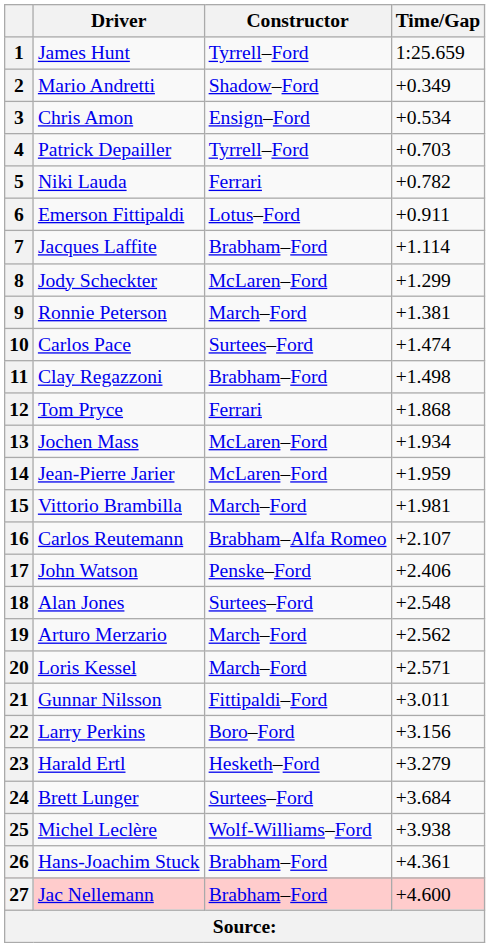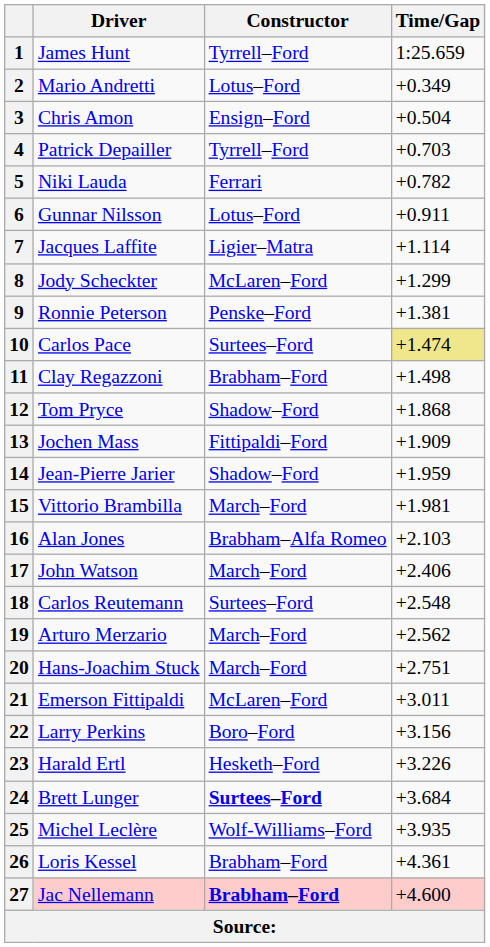(264, 85) Shadow–Ford -> (254, 85) Lotus–Ford
(423, 117) +0.534 -> (423, 117) +0.504
(111, 214) Emerson Fittipaldi -> (100, 214) Gunnar Nilsson
(268, 247) Brabham–Ford -> (261, 247) Ligier–Matra
(258, 311) March–Ford -> (260, 311) Penske–Ford
(423, 344) no background -> (423, 344) khaki background
(235, 408) Ferrari -> (264, 408) Shadow–Ford
(268, 441) McLaren–Ford -> (268, 441) Fittipaldi–Ford
(423, 441) +1.934 -> (423, 441) +1.909
(268, 473) McLaren–Ford -> (264, 473) Shadow–Ford
(111, 538) Carlos Reutemann -> (81, 538) Alan Jones
(423, 538) +2.107 -> (423, 538) +2.103
(260, 570) Penske–Ford -> (258, 570) March–Ford
(81, 602) Alan Jones -> (111, 602) Carlos Reutemann
(87, 667) Loris Kessel -> (119, 667) Hans-Joachim Stuck
(423, 667) +2.571 -> (423, 667) +2.751
(100, 699) Gunnar Nilsson -> (111, 699) Emerson Fittipaldi
(268, 699) Fittipaldi–Ford -> (268, 699) McLaren–Ford
(423, 764) +3.279 -> (423, 764) +3.226
(261, 796) normal -> (265, 796) bold
(423, 829) +3.938 -> (423, 829) +3.935
(119, 861) Hans-Joachim Stuck -> (87, 861) Loris Kessel
(268, 893) normal -> (274, 893) bold
